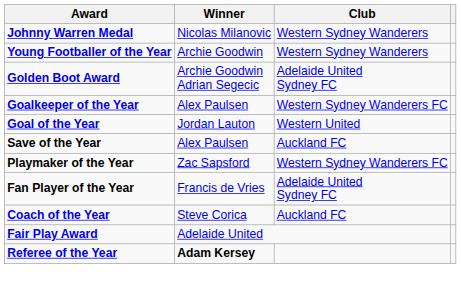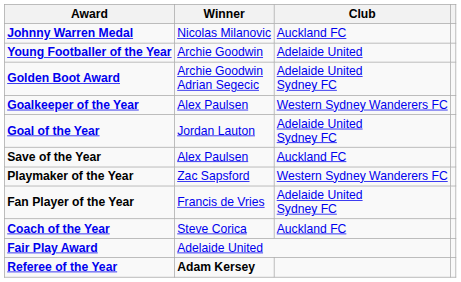(352, 33) Western Sydney Wanderers -> (312, 33) Auckland FC
(352, 52) Western Sydney Wanderers -> (320, 52) Adelaide United
(319, 124) Western United -> (320, 131) Adelaide United Sydney FC
